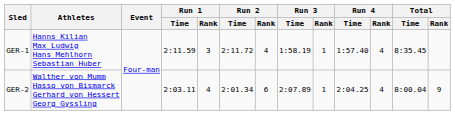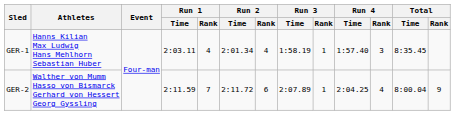(180, 50) 2:11.59 -> (180, 50) 2:03.11
(208, 50) 3 -> (208, 50) 4
(237, 50) 2:11.72 -> (237, 50) 2:01.34
(381, 50) 4 -> (381, 50) 3
(180, 90) 2:03.11 -> (180, 90) 2:11.59
(208, 90) 4 -> (208, 90) 7
(237, 90) 2:01.34 -> (237, 90) 2:11.72
